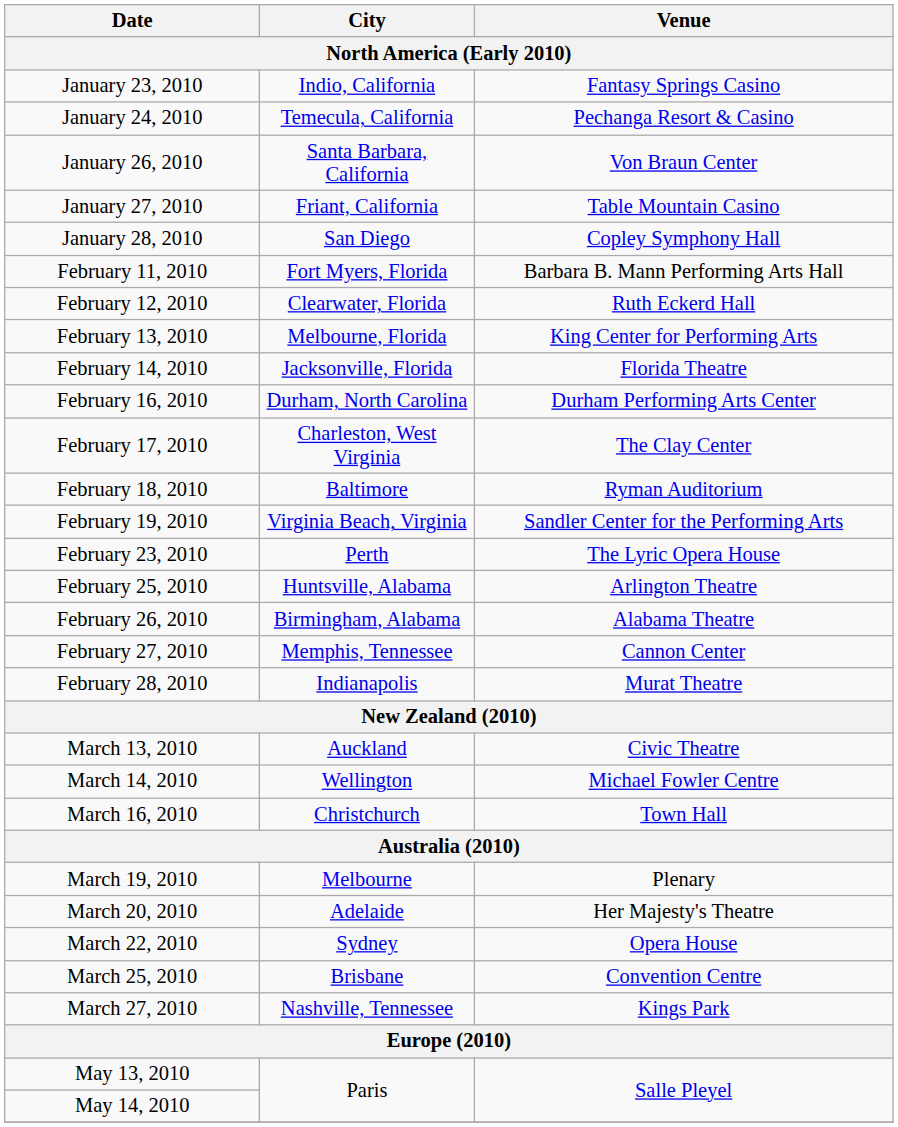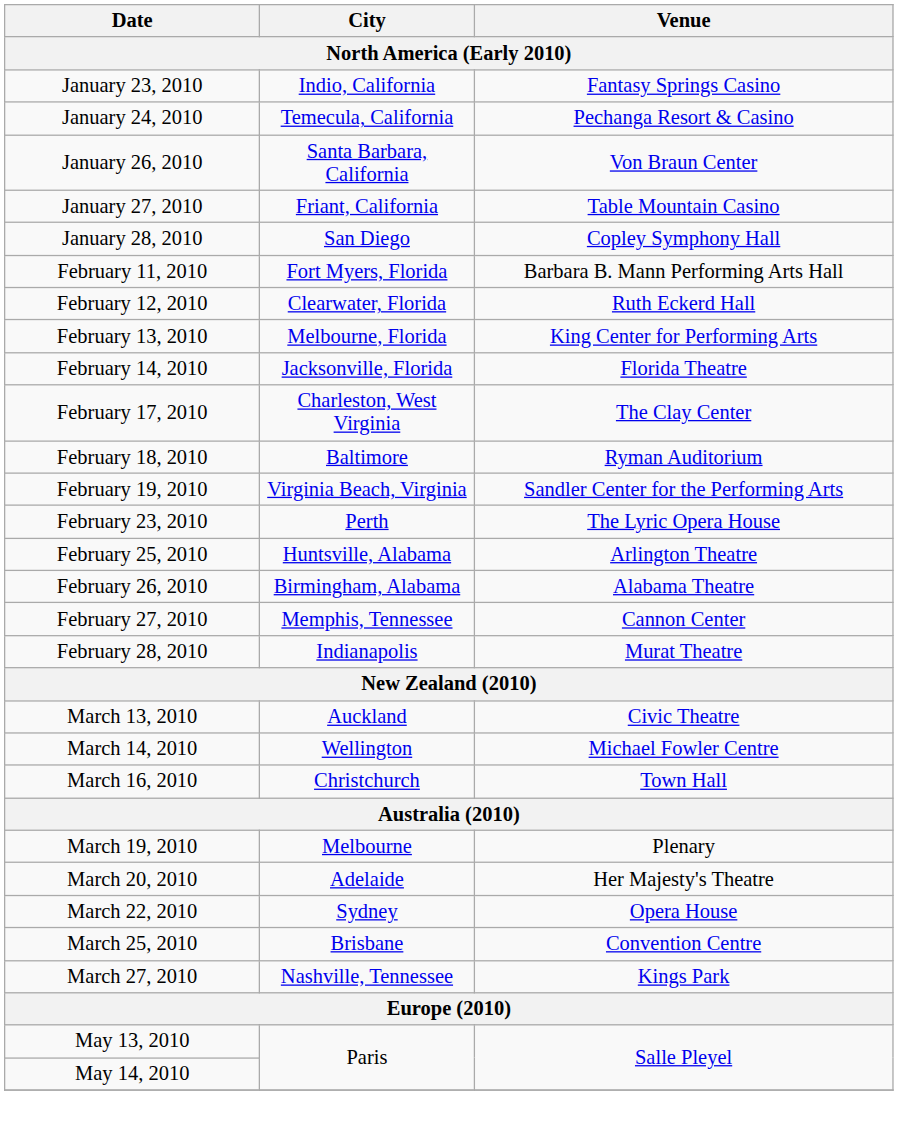- row: (132, 401)
